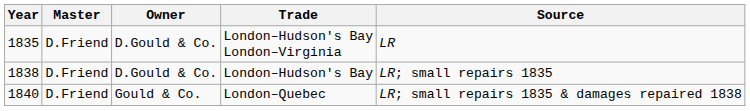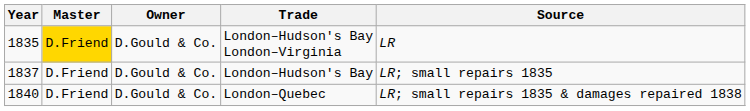(77, 44) no background -> (77, 44) gold background
(23, 73) 1838 -> (23, 73) 1837
(158, 95) Gould & Co. -> (166, 95) D.Gould & Co.
